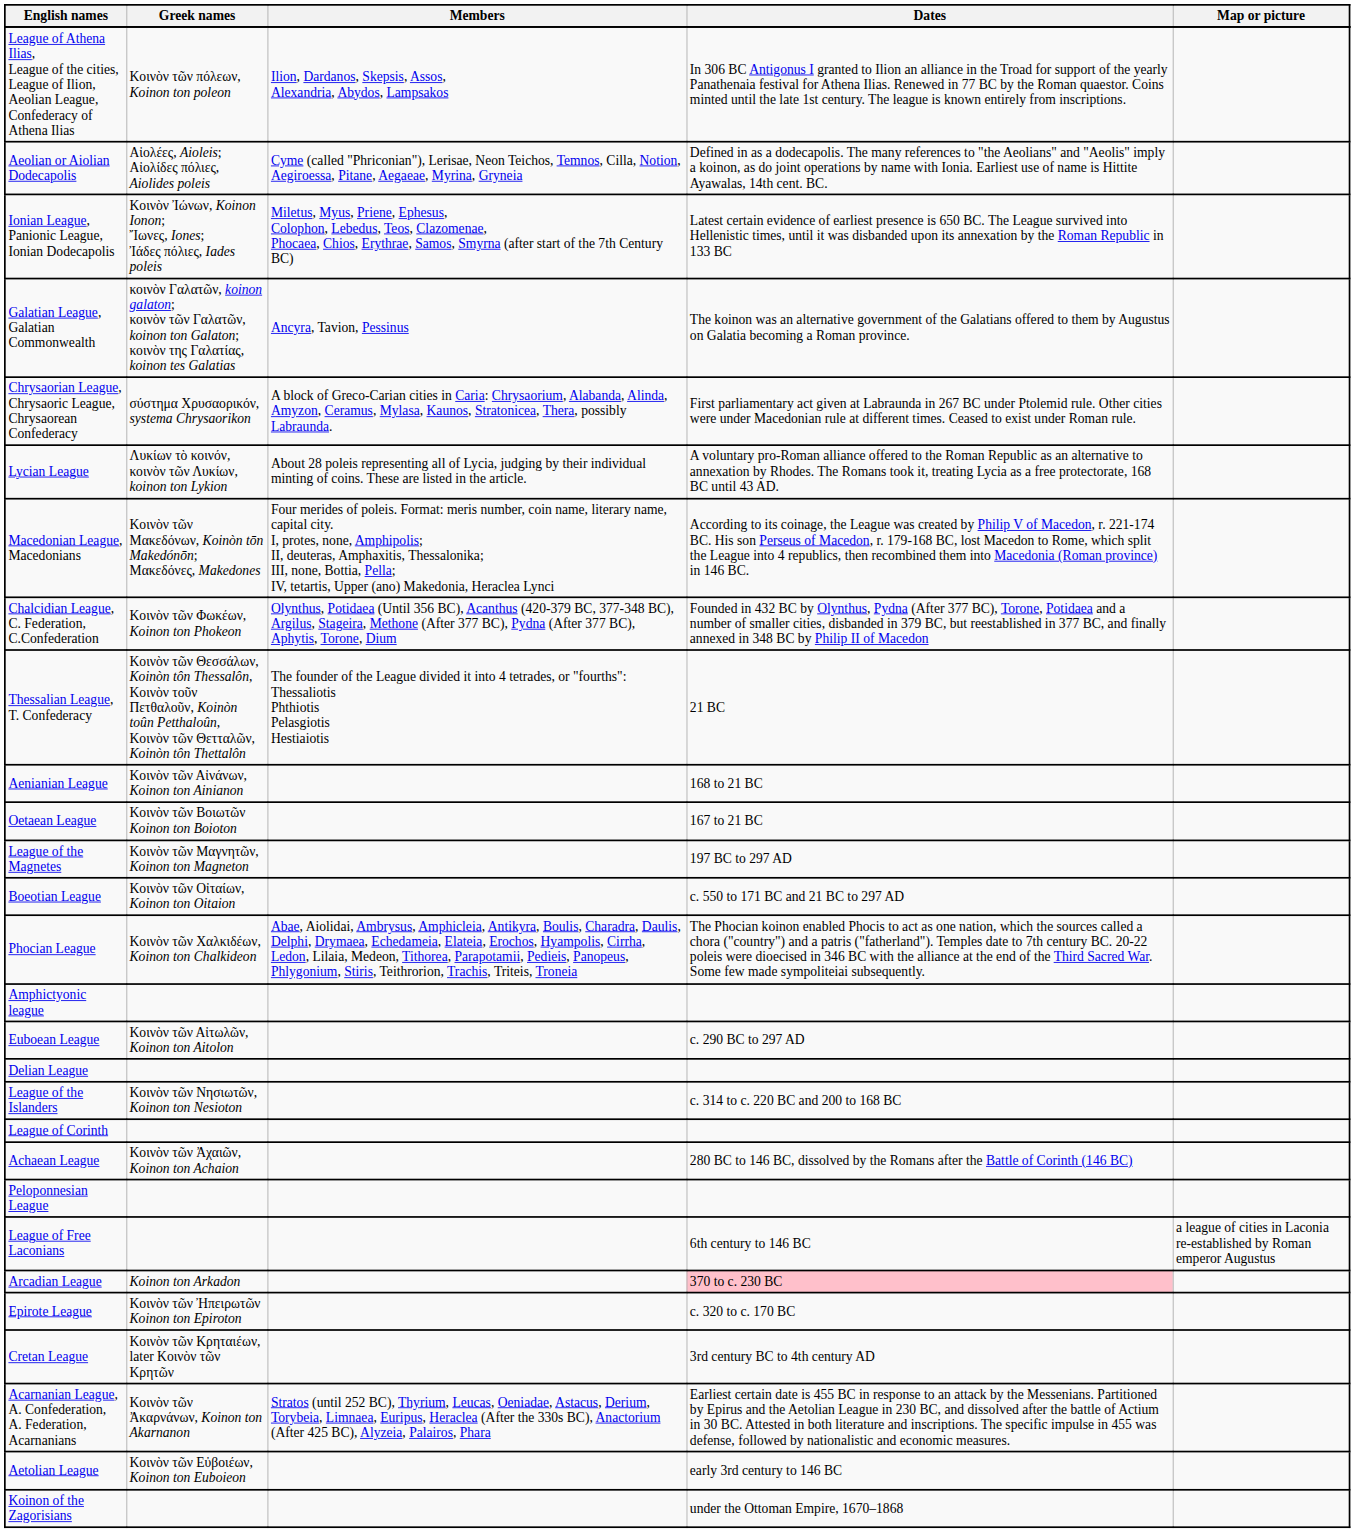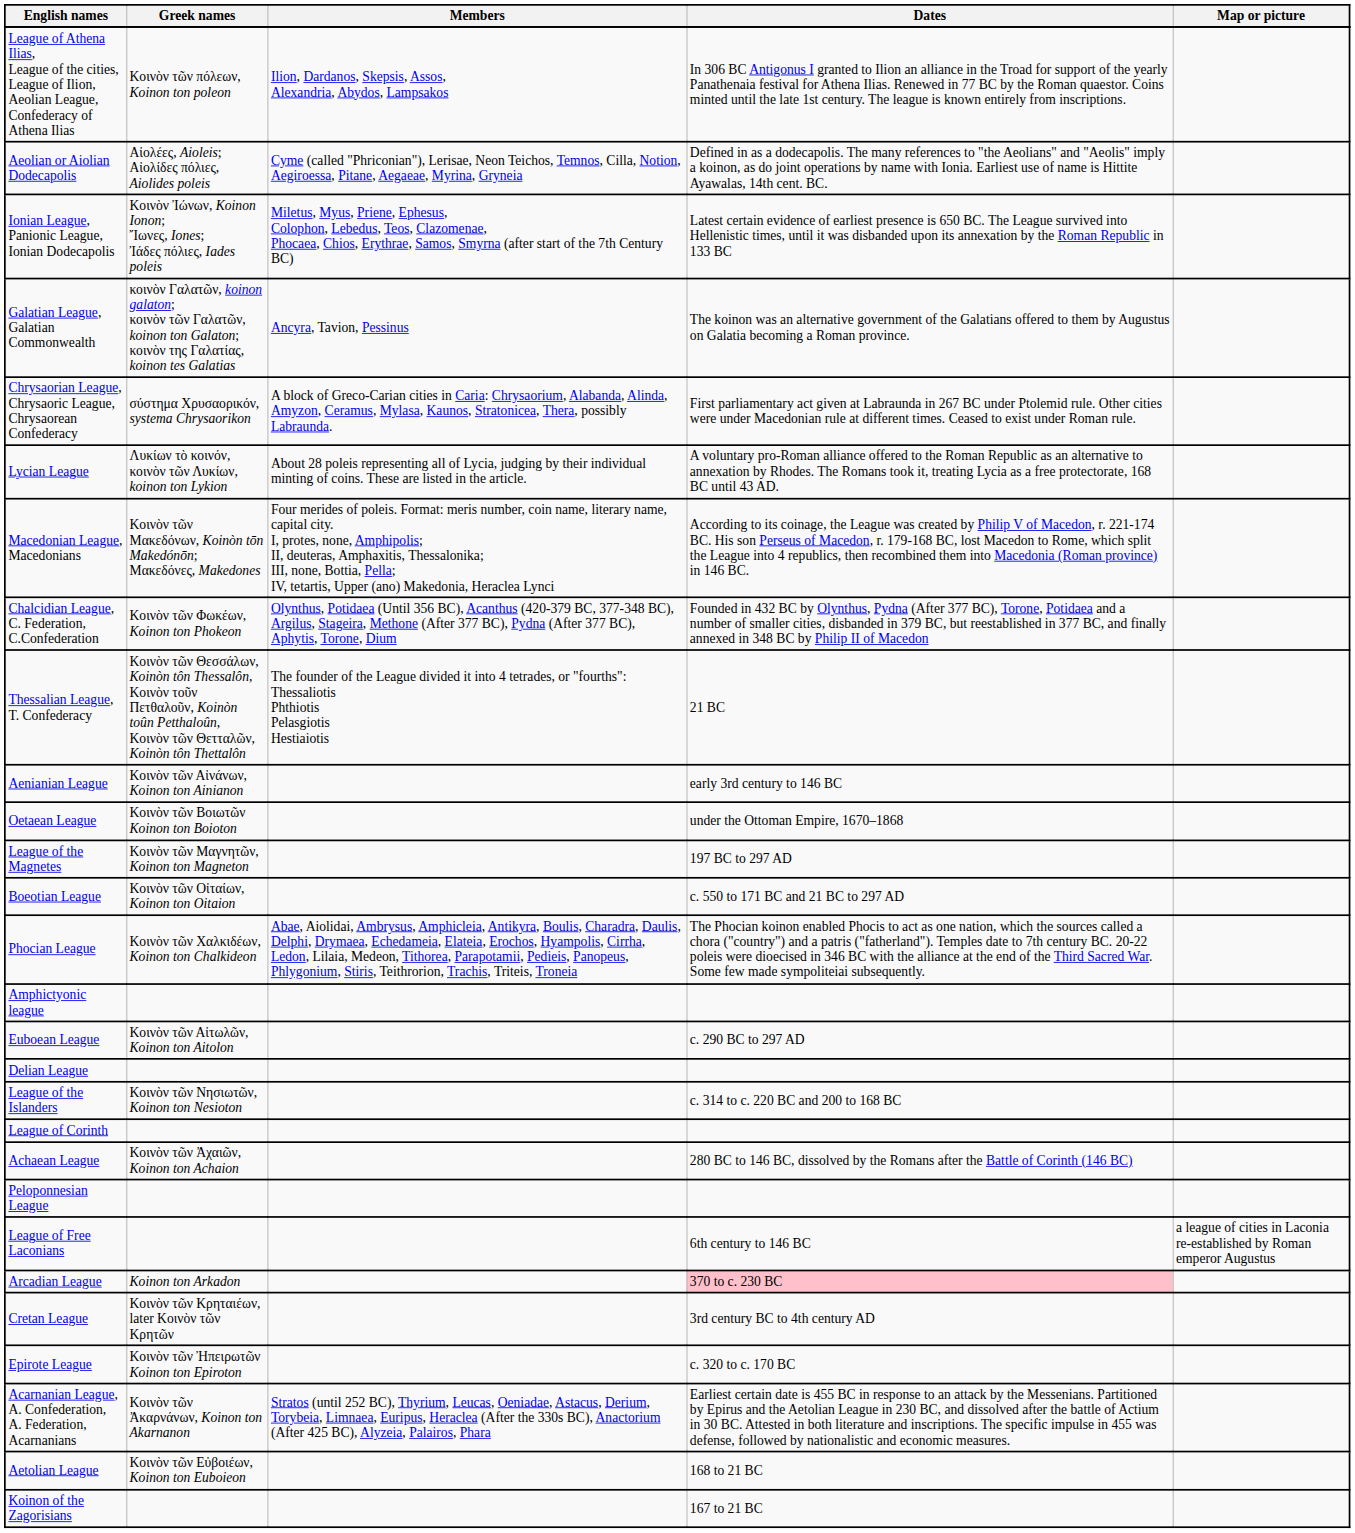(726, 783) 168 to 21 BC -> (766, 783) early 3rd century to 146 BC
(726, 821) 167 to 21 BC -> (797, 821) under the Ottoman Empire, 1670–1868
rows swapped: (48, 1356) <-> (50, 1311)
(766, 1470) early 3rd century to 146 BC -> (726, 1470) 168 to 21 BC
(797, 1508) under the Ottoman Empire, 1670–1868 -> (726, 1508) 167 to 21 BC
